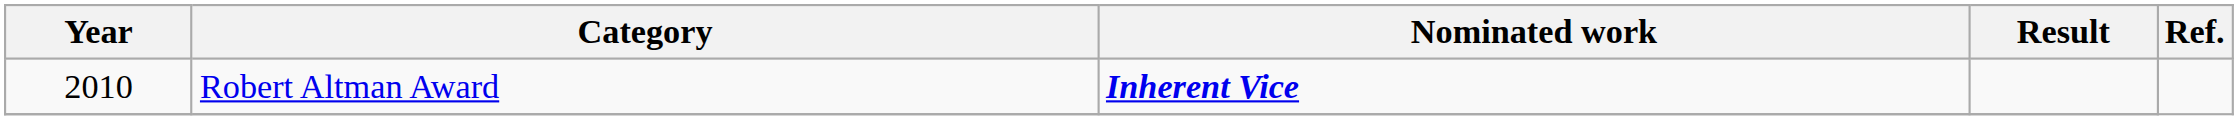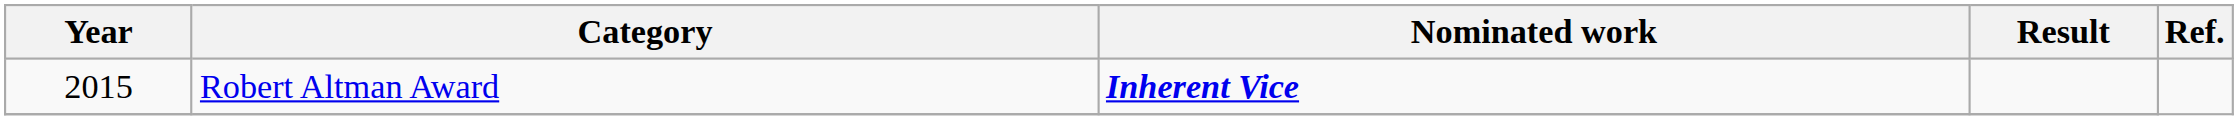(99, 85) 2010 -> (99, 85) 2015
